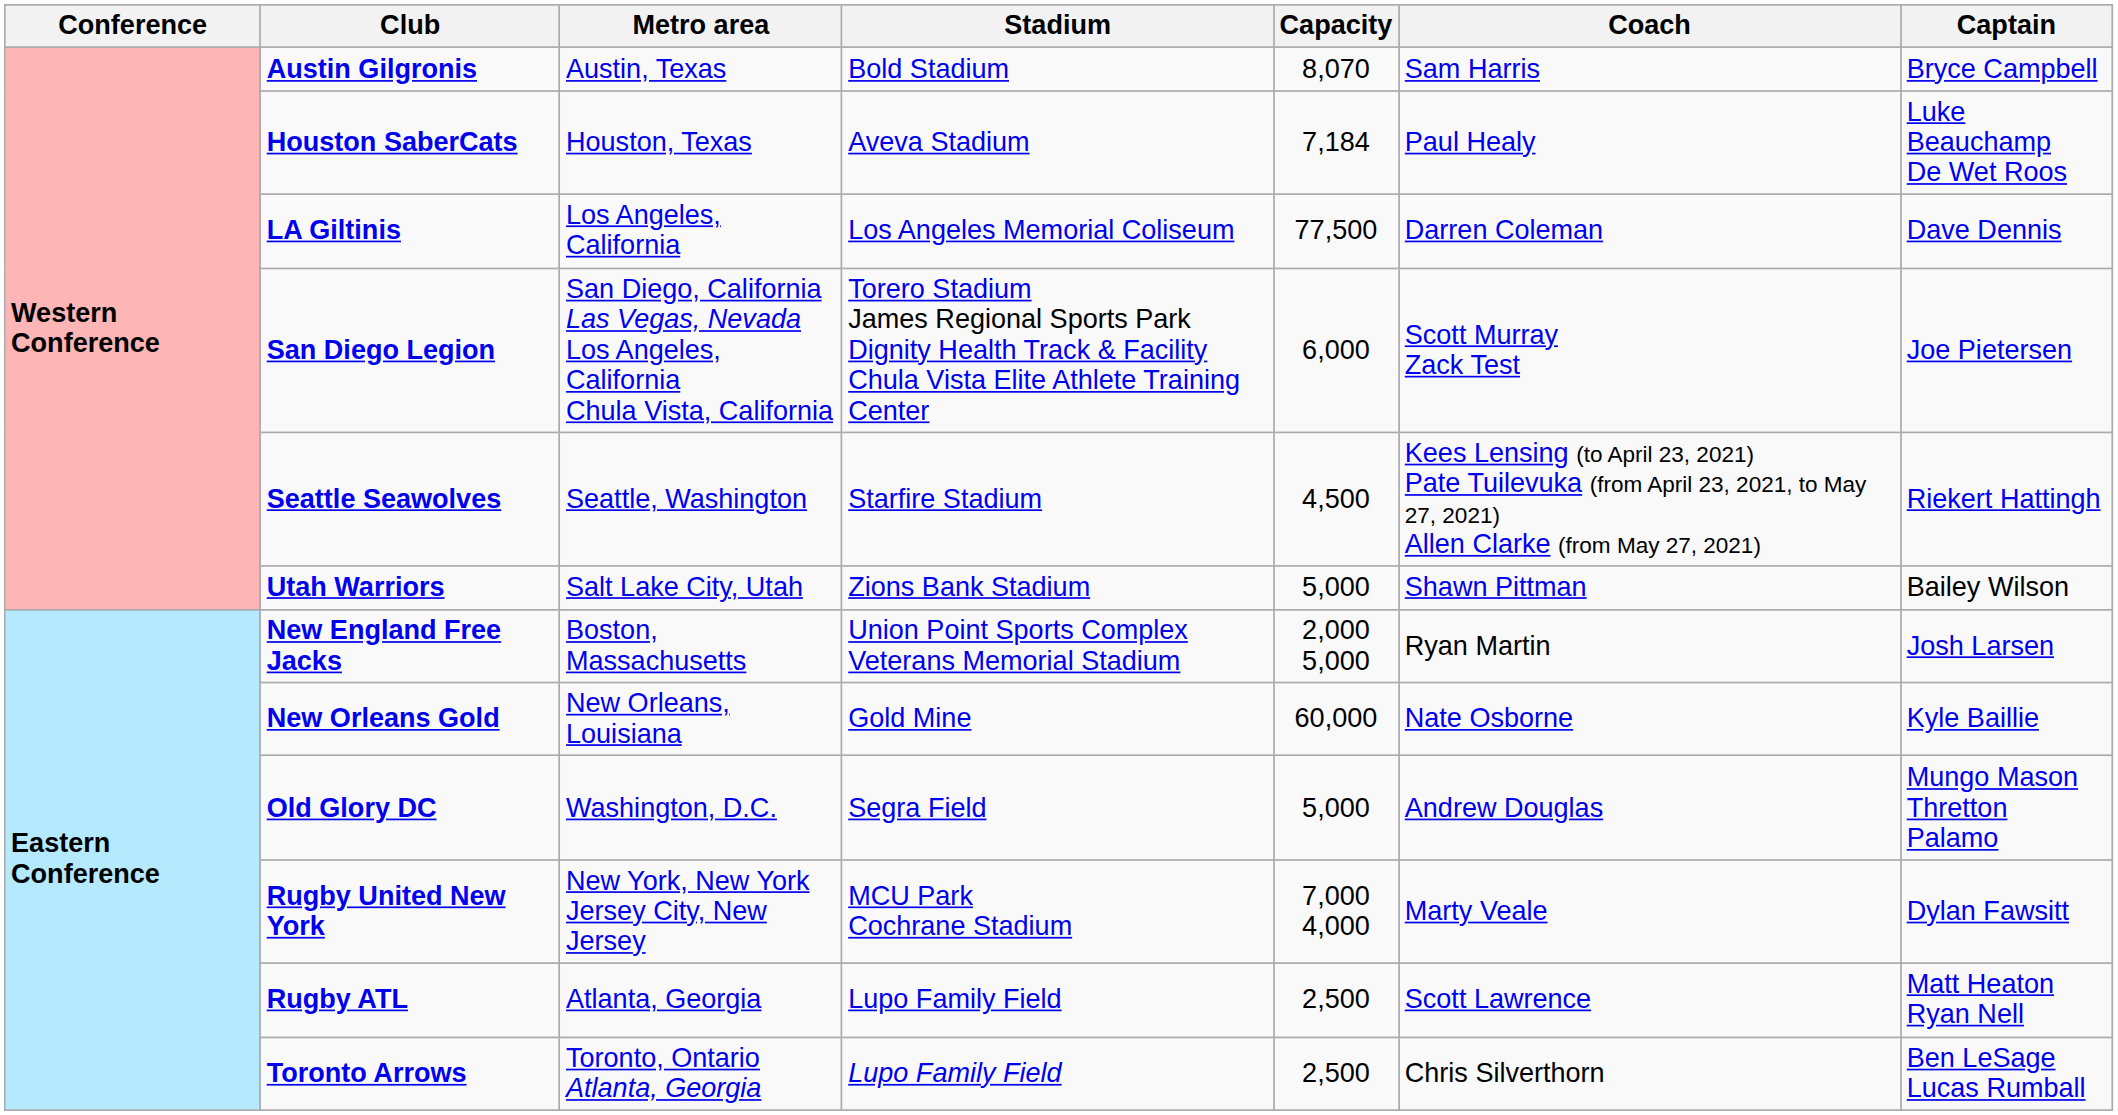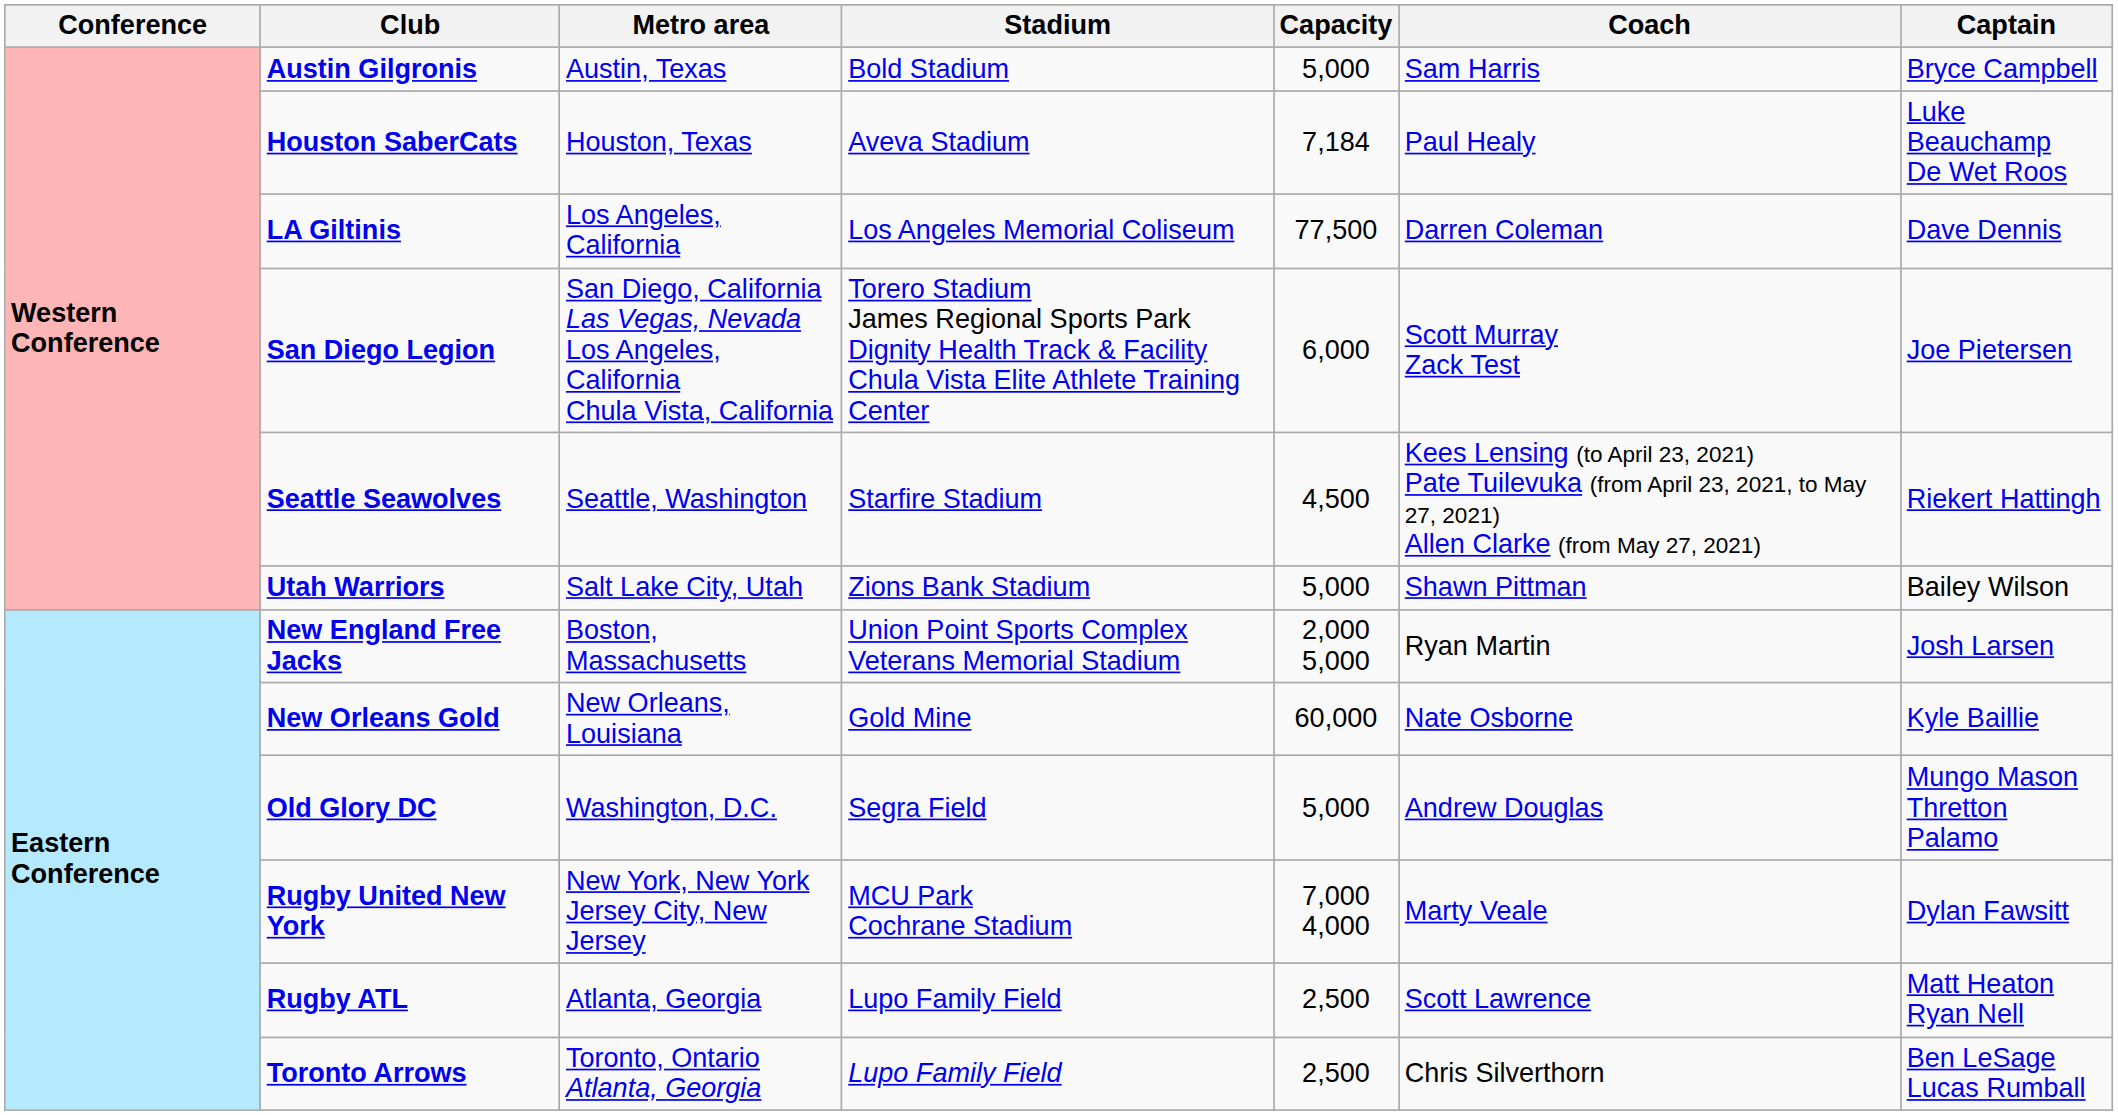(1336, 68) 8,070 -> (1336, 68) 5,000
